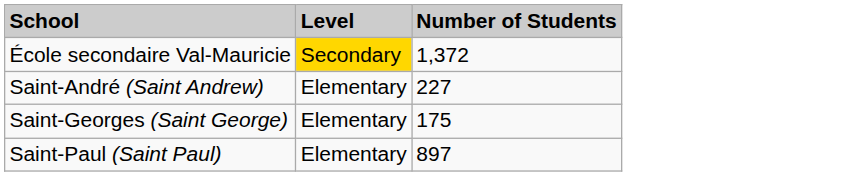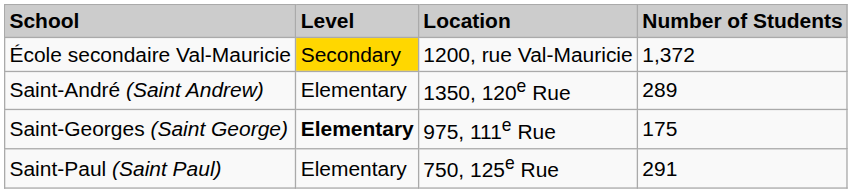+ column: (467, 21)
(434, 87) 227 -> (660, 90) 289
(354, 120) normal -> (357, 129) bold
(434, 154) 897 -> (660, 168) 291
